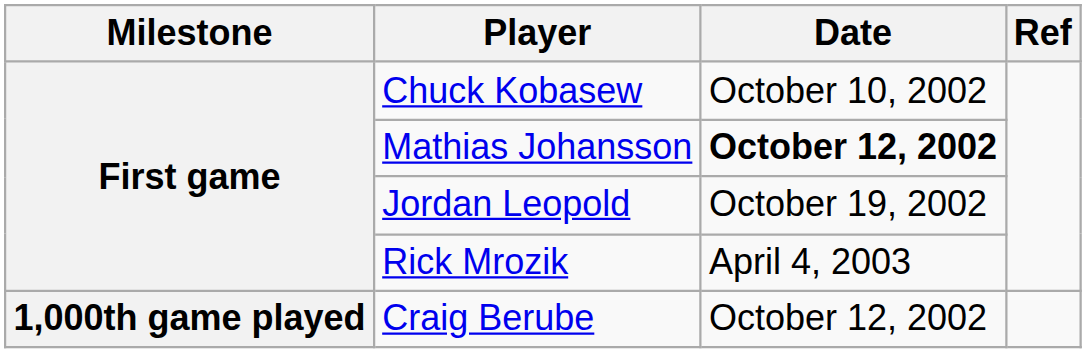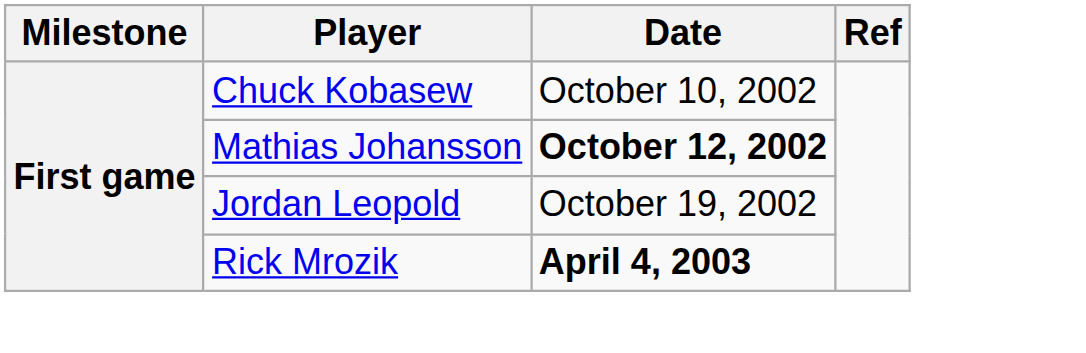(810, 261) normal -> (645, 261) bold
- row: (488, 318)
